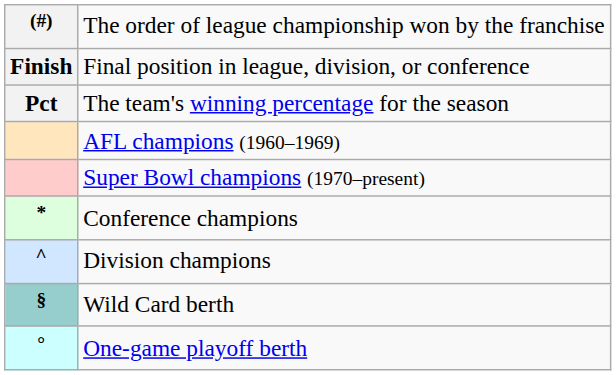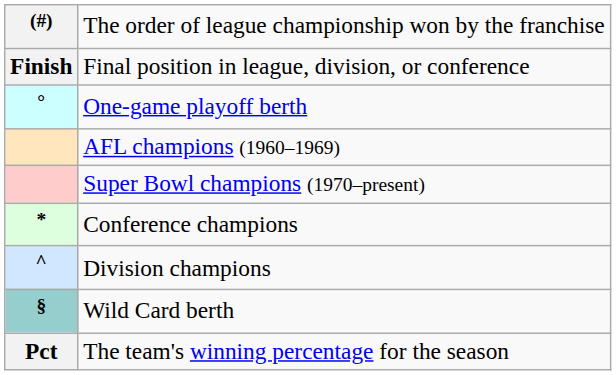rows swapped: (296, 103) <-> (195, 347)
